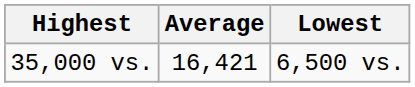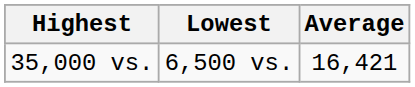columns swapped: (340, 24) <-> (215, 24)
